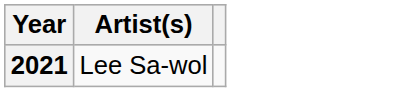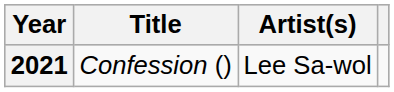+ column: (156, 24)
